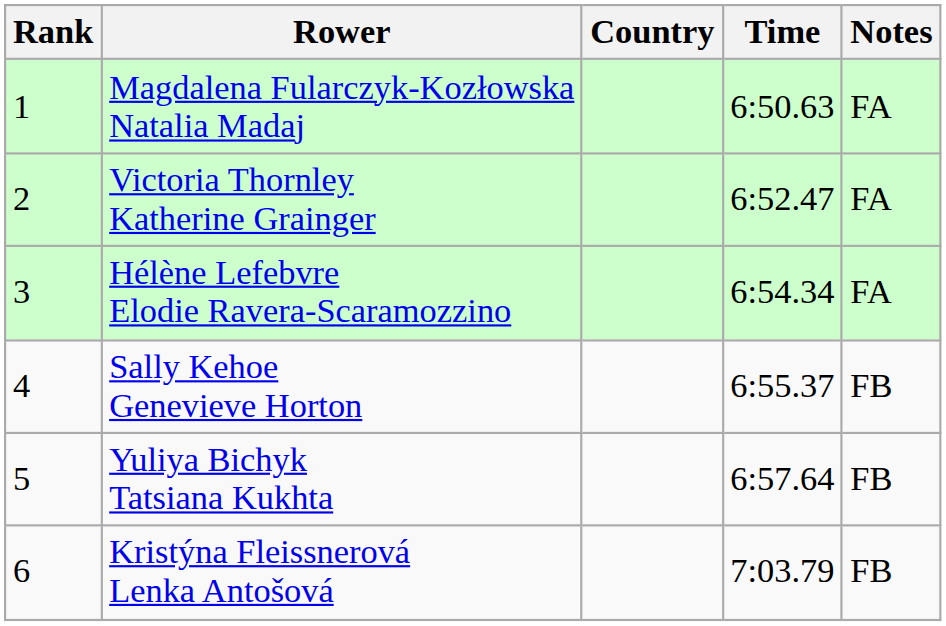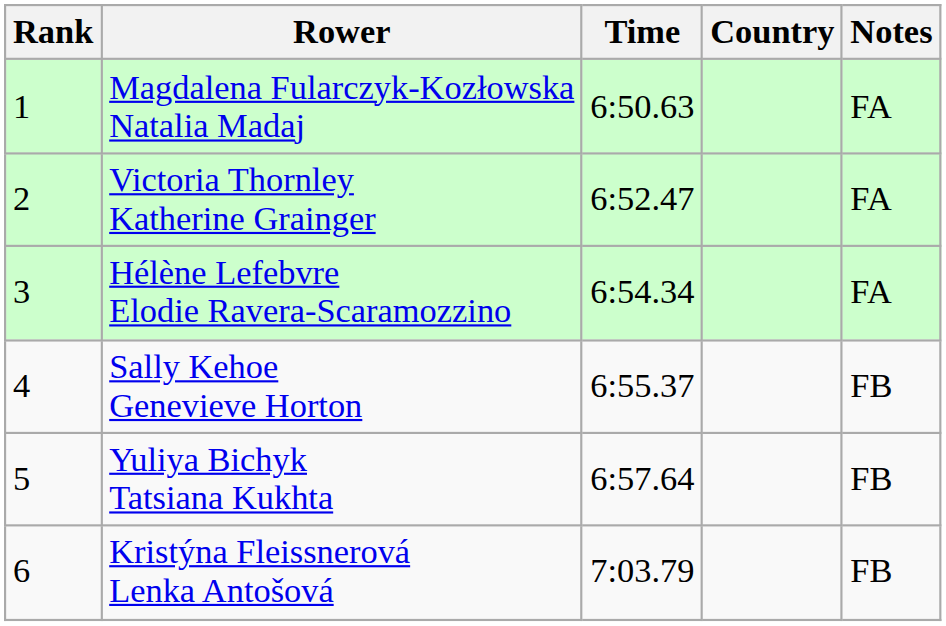columns swapped: (652, 31) <-> (782, 31)
